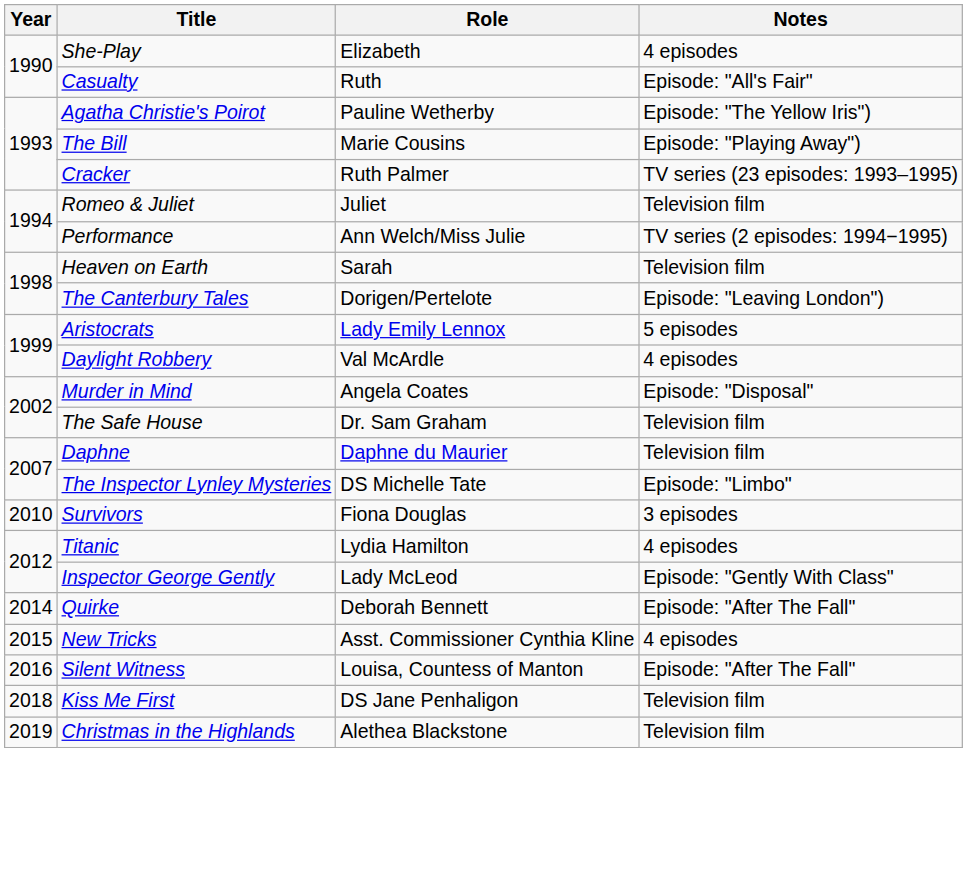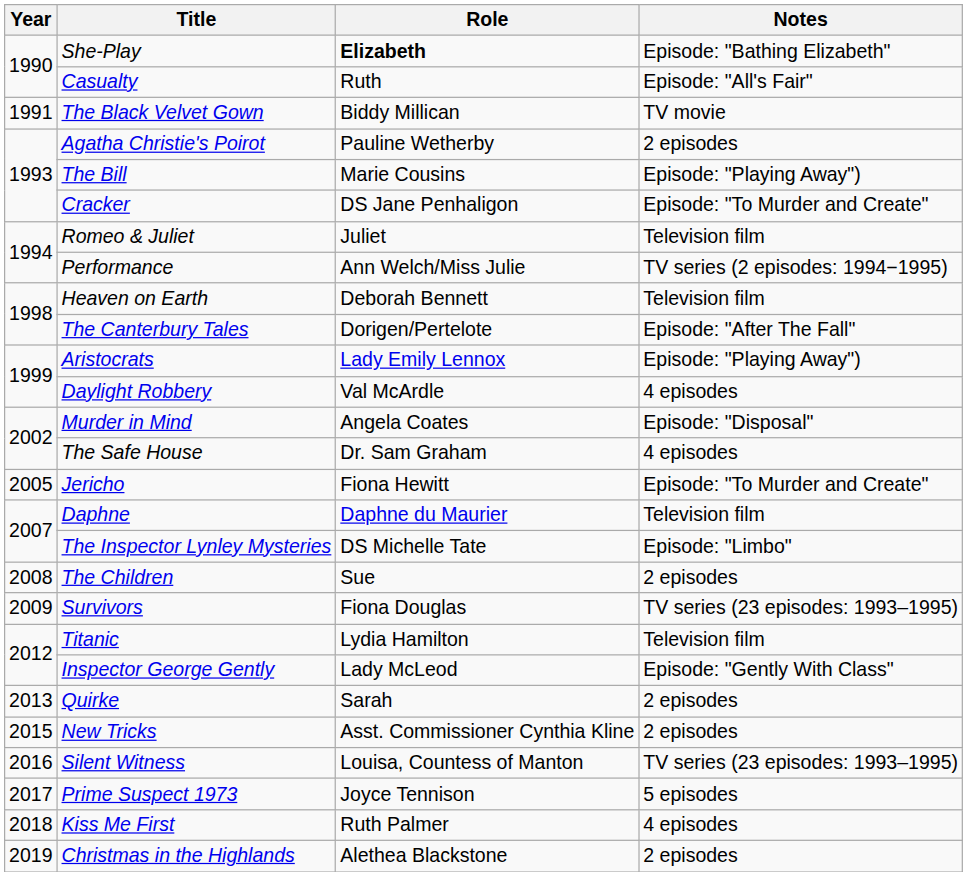(380, 50) normal -> (383, 50) bold
(691, 50) 4 episodes -> (767, 50) Episode: "Bathing Elizabeth"
+ row: (163, 112)
(757, 112) Episode: "The Yellow Iris") -> (691, 143) 2 episodes
(395, 174) Ruth Palmer -> (429, 205) DS Jane Penhaligon
(801, 174) TV series (23 episodes: 1993–1995) -> (786, 205) Episode: "To Murder and Create"
(366, 267) Sarah -> (414, 298) Deborah Bennett
(764, 298) Episode: "Leaving London") -> (749, 329) Episode: "After The Fall"
(691, 329) 5 episodes -> (752, 360) Episode: "Playing Away")
(704, 422) Television film -> (691, 453) 4 episodes
+ row: (93, 484)
+ row: (117, 577)
(31, 515) 2010 -> (31, 608) 2009
(691, 515) 3 episodes -> (801, 608) TV series (23 episodes: 1993–1995)
(691, 546) 4 episodes -> (704, 639) Television film
(31, 608) 2014 -> (31, 701) 2013
(414, 608) Deborah Bennett -> (366, 701) Sarah
(749, 608) Episode: "After The Fall" -> (691, 701) 2 episodes
(691, 639) 4 episodes -> (691, 732) 2 episodes
(749, 670) Episode: "After The Fall" -> (801, 762) TV series (23 episodes: 1993–1995)
+ row: (149, 793)
(429, 701) DS Jane Penhaligon -> (395, 824) Ruth Palmer
(704, 701) Television film -> (691, 824) 4 episodes
(704, 732) Television film -> (691, 855) 2 episodes
